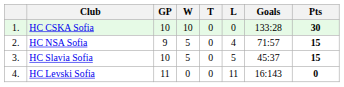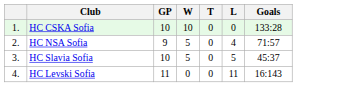- column: (316, 12)
